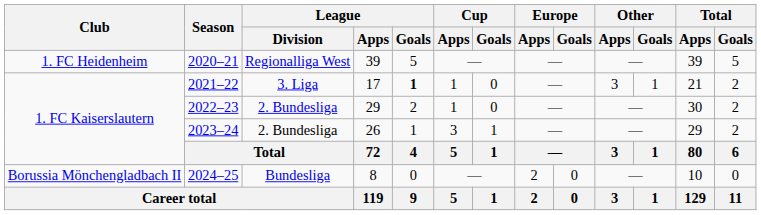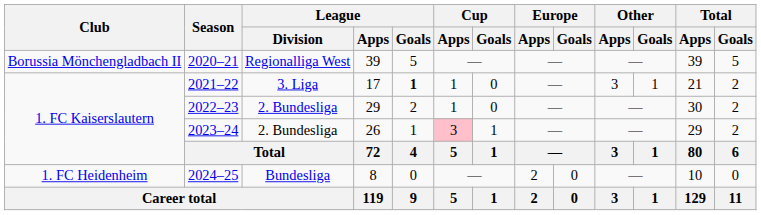(95, 61) 1. FC Heidenheim -> (95, 61) Borussia Mönchengladbach II
(454, 130) no background -> (454, 130) pink background
(95, 175) Borussia Mönchengladbach II -> (95, 175) 1. FC Heidenheim
